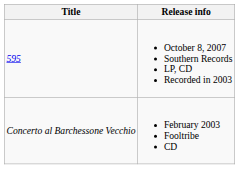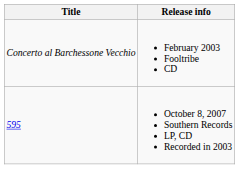rows swapped: (71, 130) <-> (14, 58)
